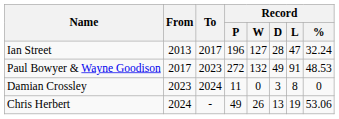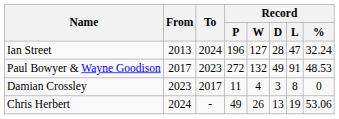(210, 50) 2017 -> (210, 50) 2024
(210, 86) 2024 -> (210, 86) 2017
(258, 86) 0 -> (258, 86) 4
